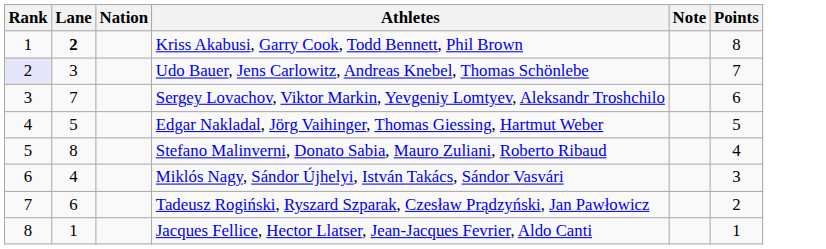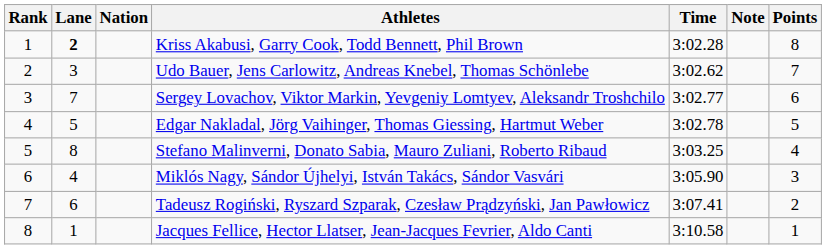+ column: (698, 17)
(28, 71) lavender background -> (28, 71) no background
